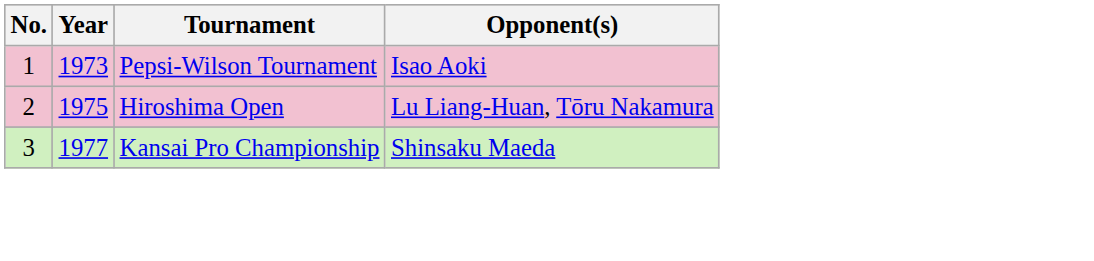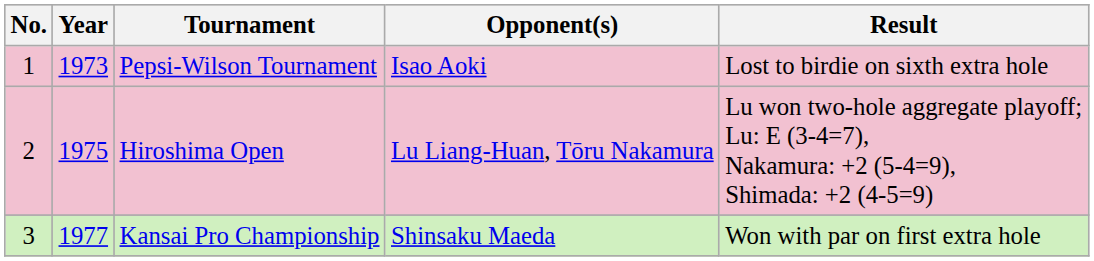+ column: (904, 25)
